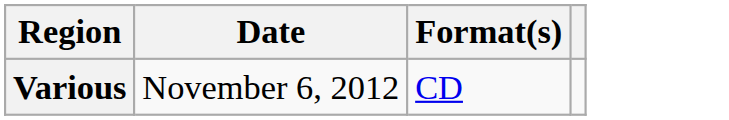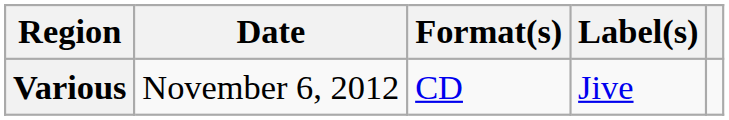+ column: (638, 31)
